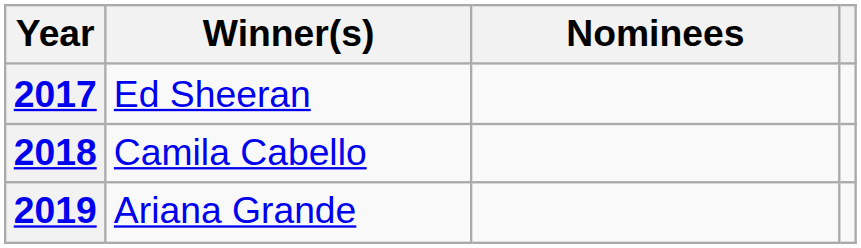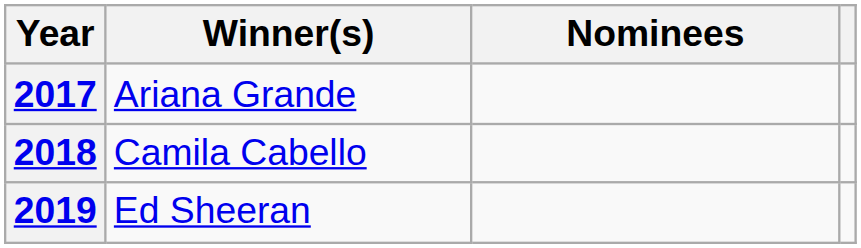(212, 93) Ed Sheeran -> (235, 93) Ariana Grande
(235, 211) Ariana Grande -> (212, 211) Ed Sheeran
